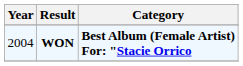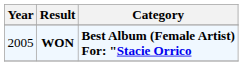(21, 43) 2004 -> (21, 43) 2005
